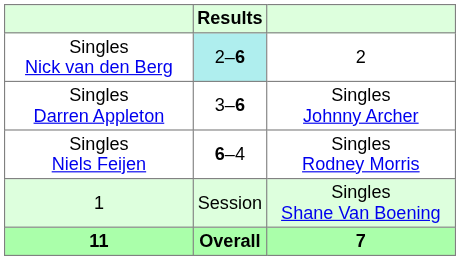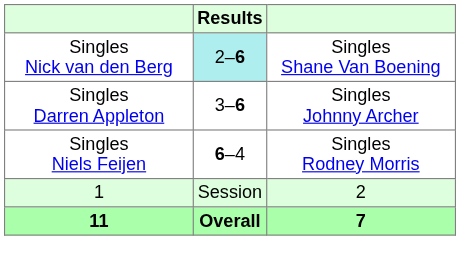(361, 57) 2 -> (361, 57) Singles Shane Van Boening
(361, 202) Singles Shane Van Boening -> (361, 192) 2
